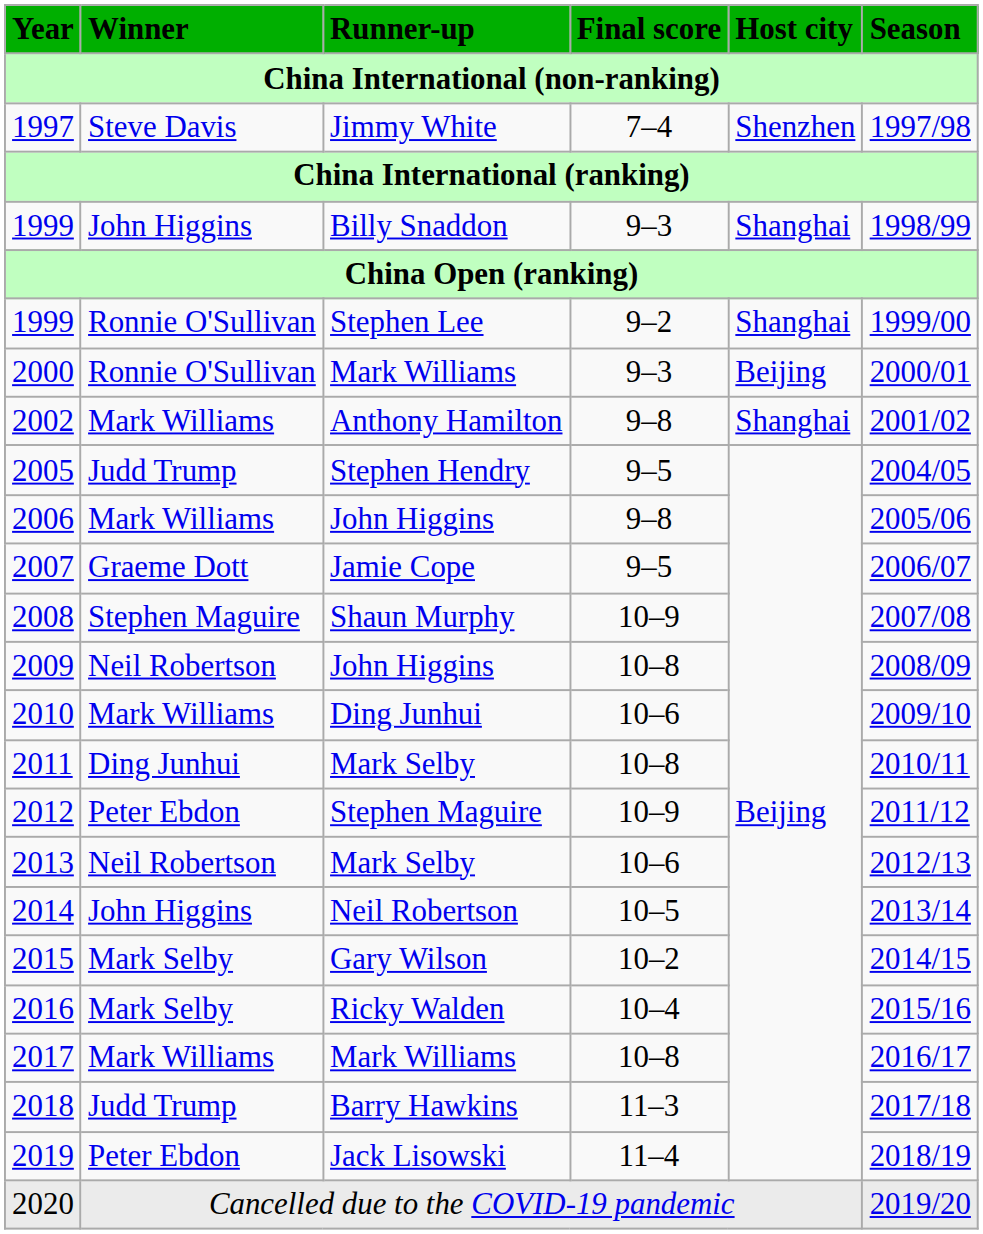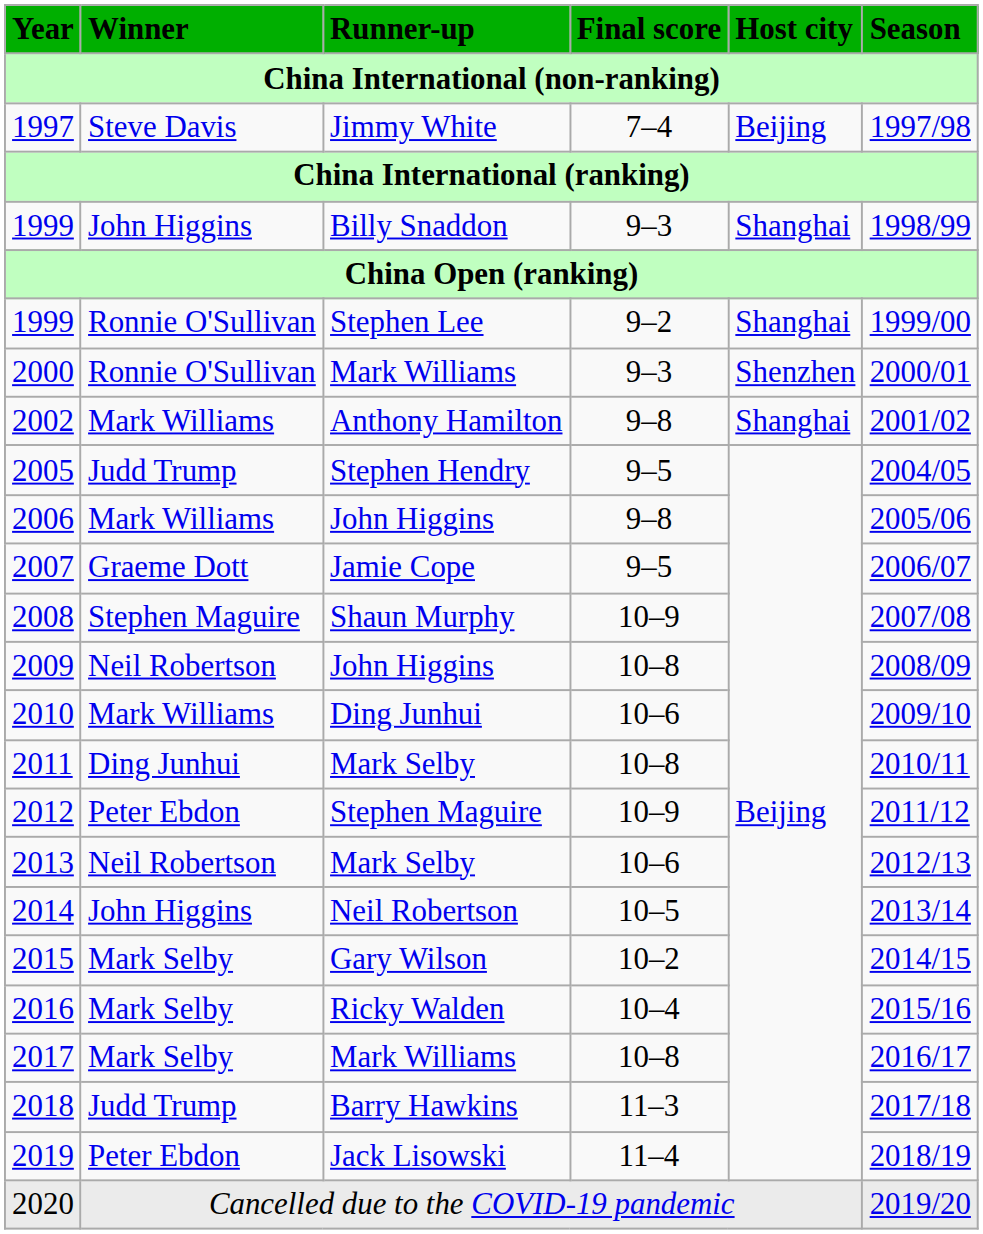(795, 126) Shenzhen -> (781, 126) Beijing
(781, 371) Beijing -> (795, 371) Shenzhen
(181, 1057) Mark Williams -> (161, 1057) Mark Selby
